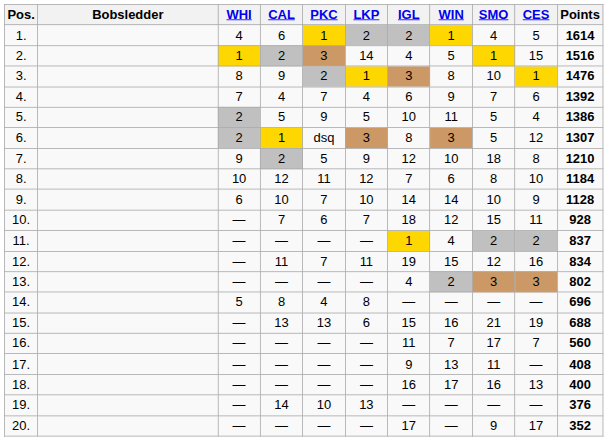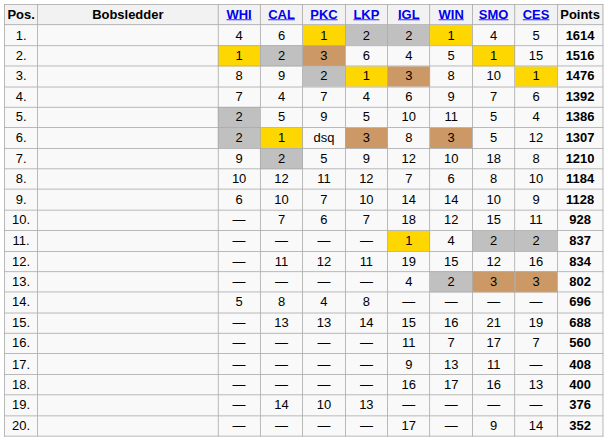(366, 55) 14 -> (366, 55) 6
(324, 261) 7 -> (324, 261) 12
(366, 323) 6 -> (366, 323) 14
(536, 425) 17 -> (536, 425) 14
